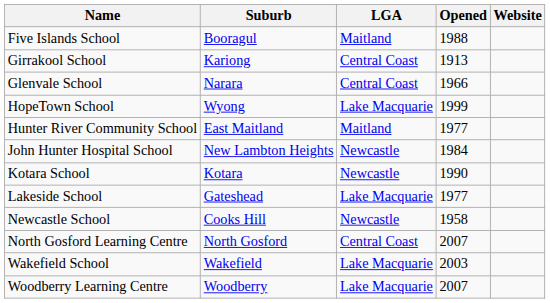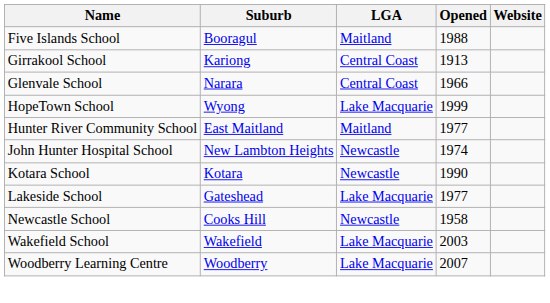(454, 151) 1984 -> (454, 151) 1974
- row: (98, 241)
